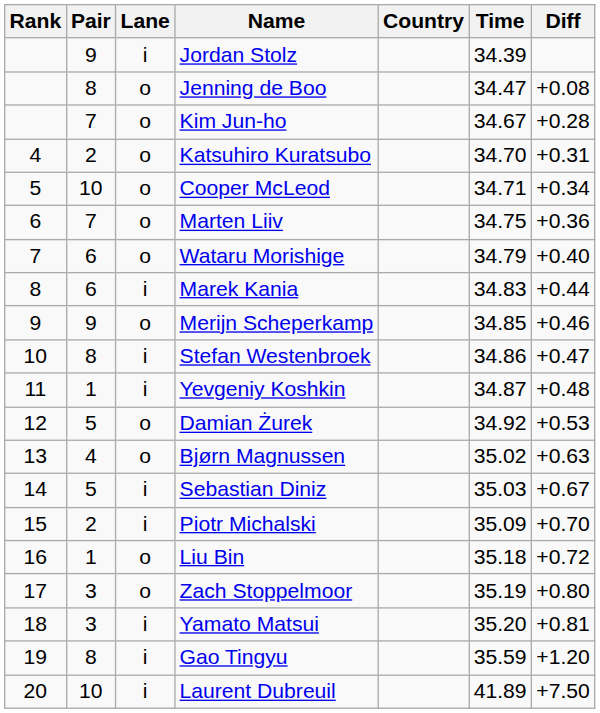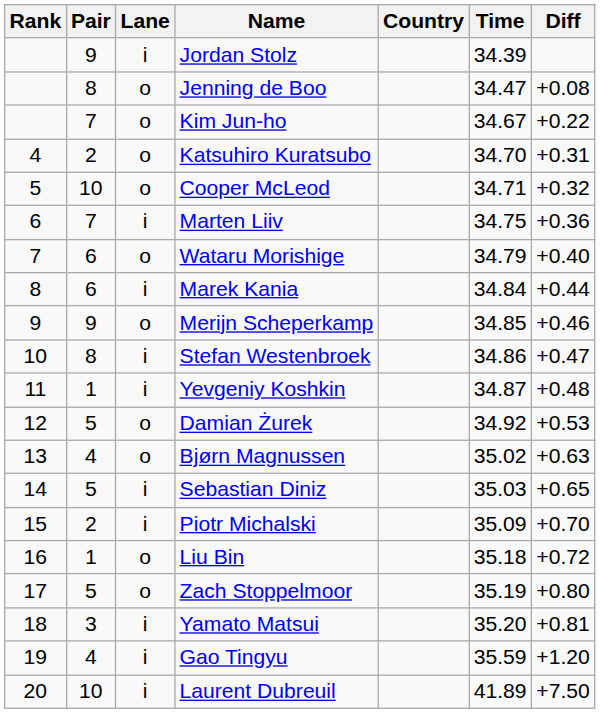(563, 121) +0.28 -> (563, 121) +0.22
(563, 188) +0.34 -> (563, 188) +0.32
(145, 222) o -> (145, 222) i
(500, 289) 34.83 -> (500, 289) 34.84
(563, 490) +0.67 -> (563, 490) +0.65
(91, 590) 3 -> (91, 590) 5
(91, 657) 8 -> (91, 657) 4
